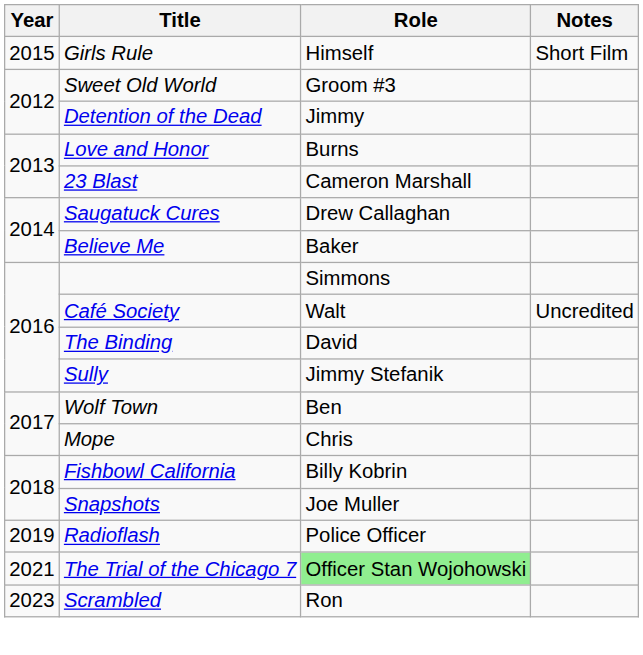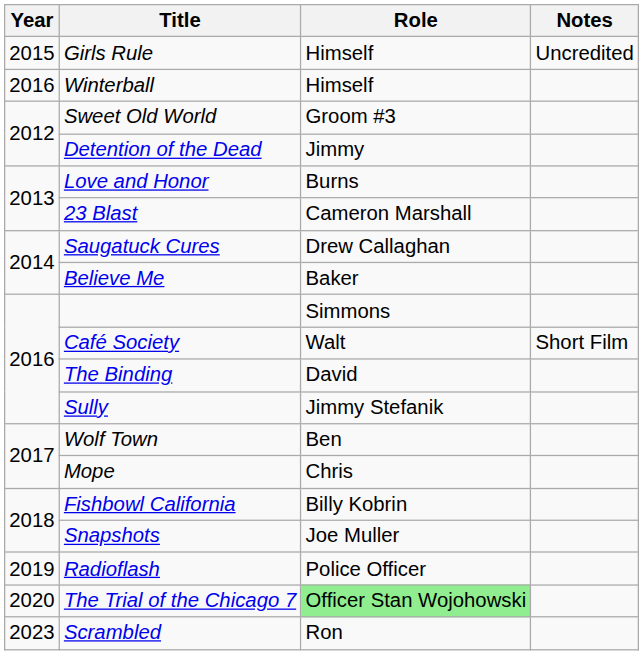(582, 52) Short Film -> (585, 52) Uncredited
+ row: (109, 85)
(585, 310) Uncredited -> (582, 342) Short Film
(32, 568) 2021 -> (32, 600) 2020
